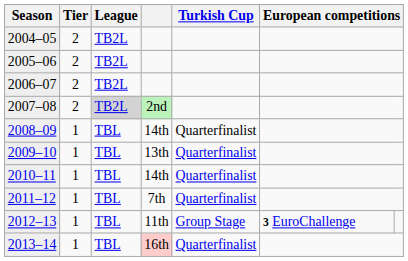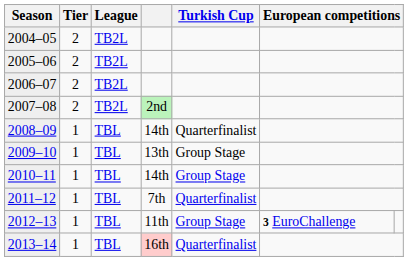(111, 107) lightgrey background -> (111, 107) no background
(216, 152) Quarterfinalist -> (210, 152) Group Stage
(216, 175) Quarterfinalist -> (210, 175) Group Stage
